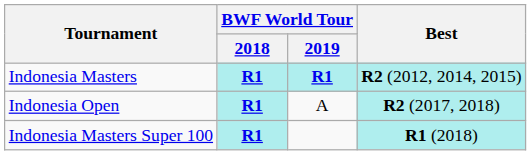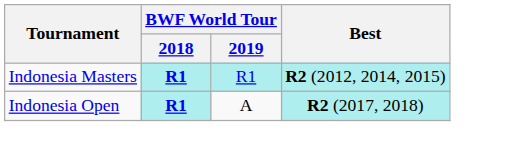(322, 77) bold -> (246, 77) normal
- row: (111, 135)
